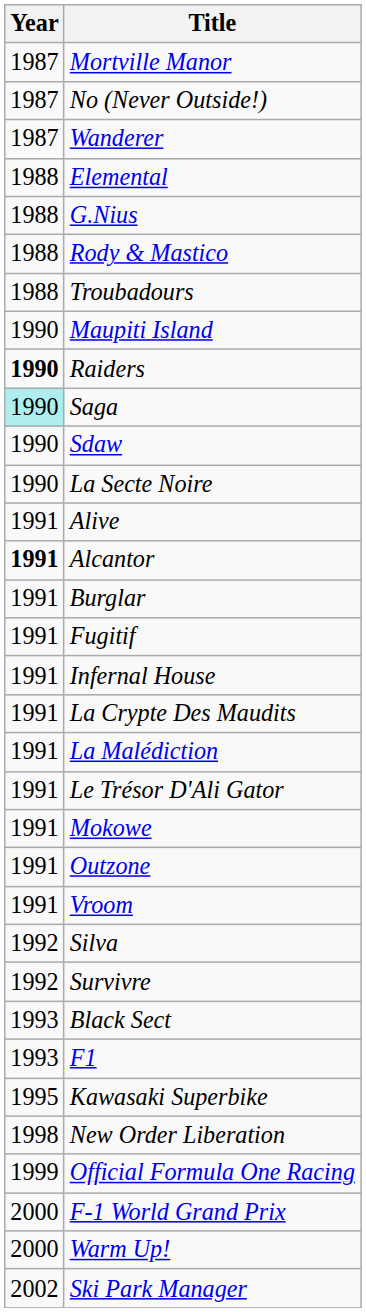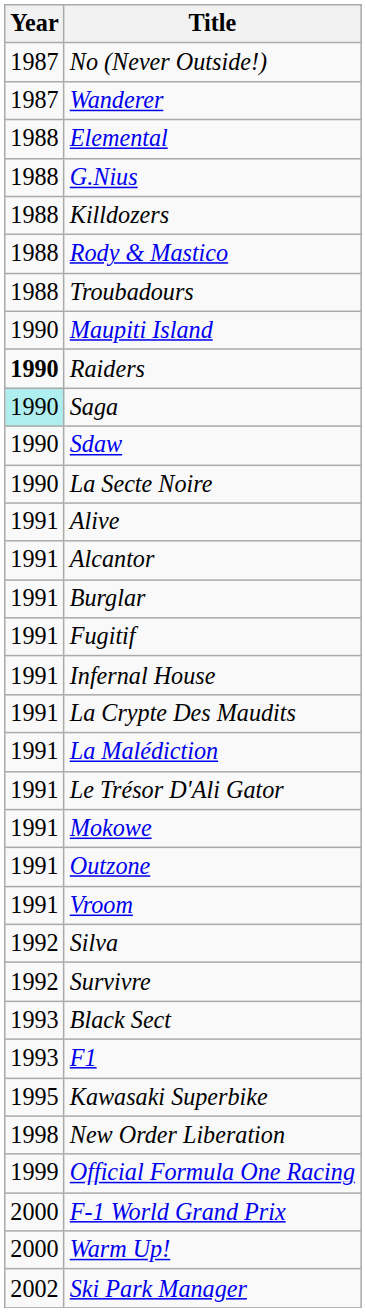- row: (151, 61)
+ row: (119, 215)
(34, 560) bold -> (34, 560) normal
